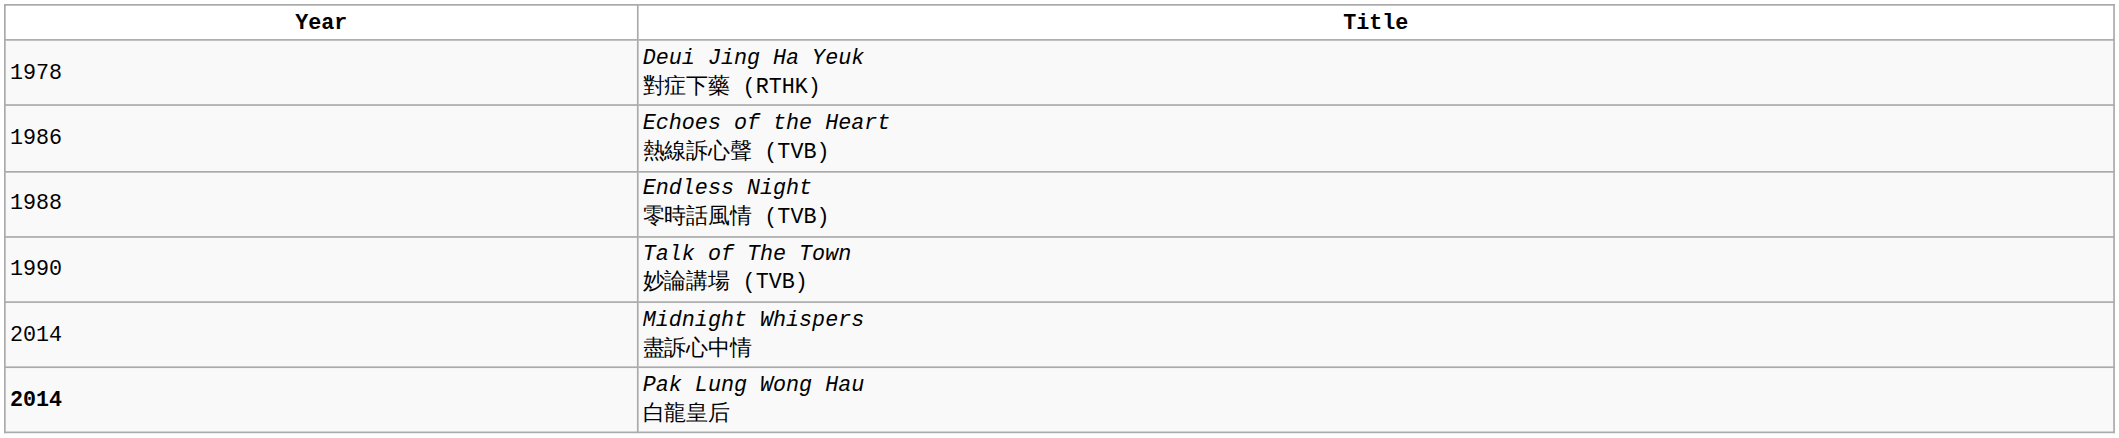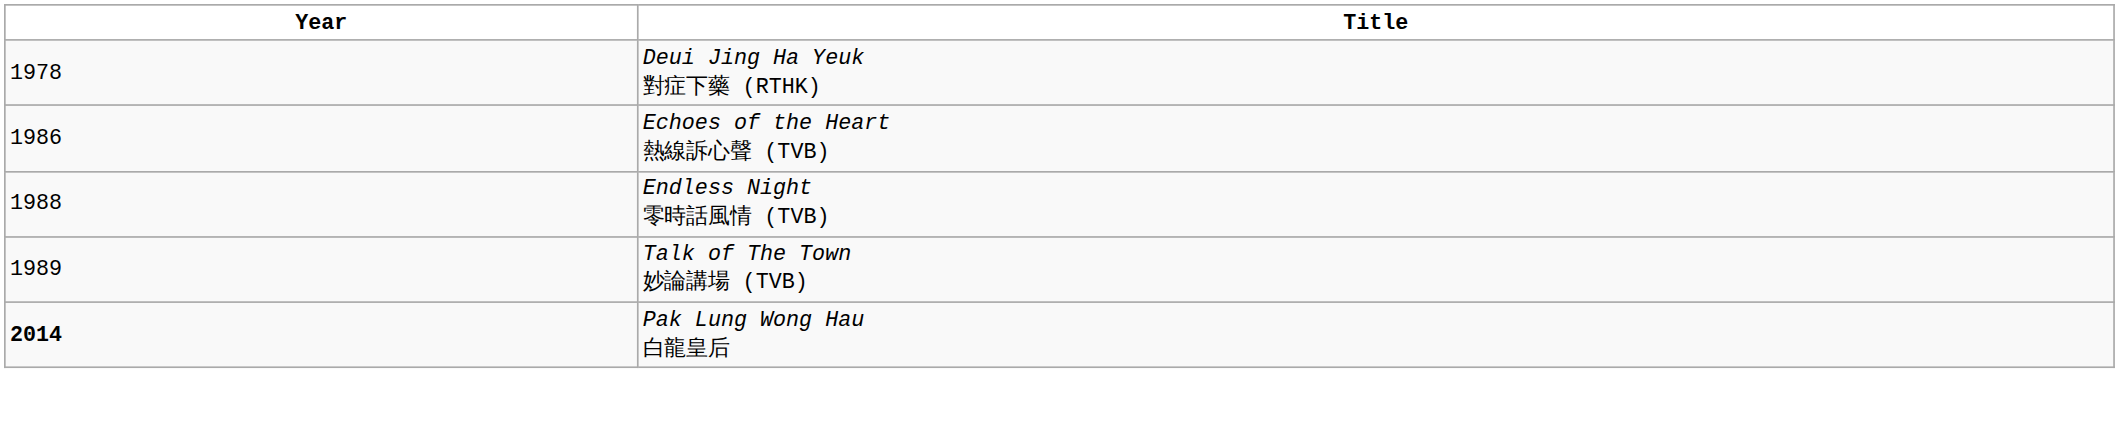(36, 269) 1990 -> (36, 269) 1989
- row: (753, 334)
